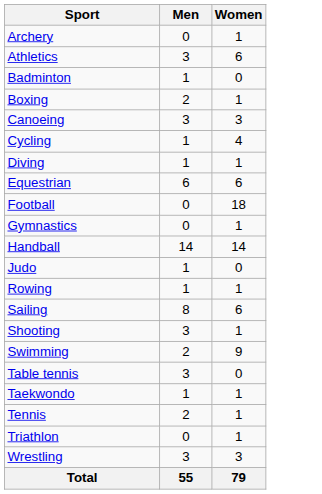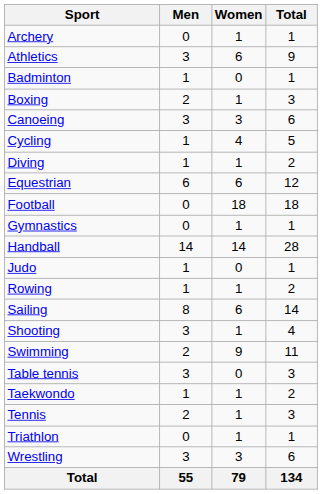+ column: (291, 15)
